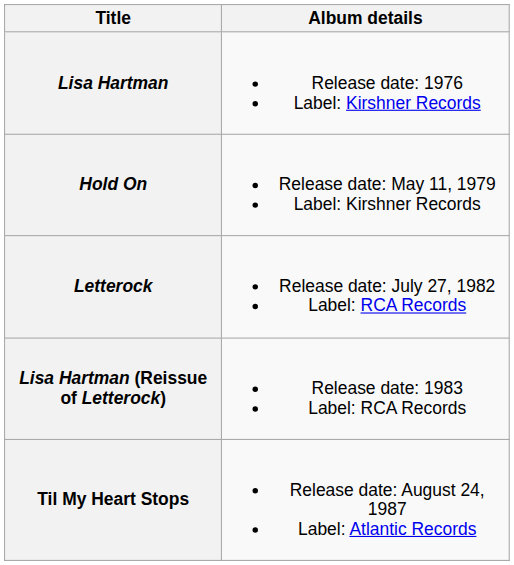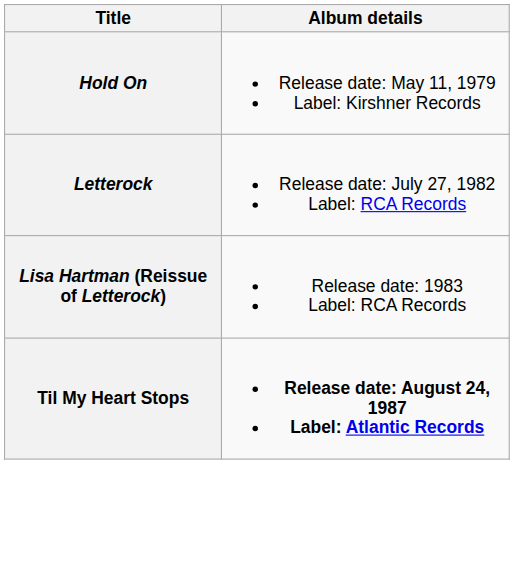- row: (113, 83)
(365, 510) normal -> (365, 408) bold
